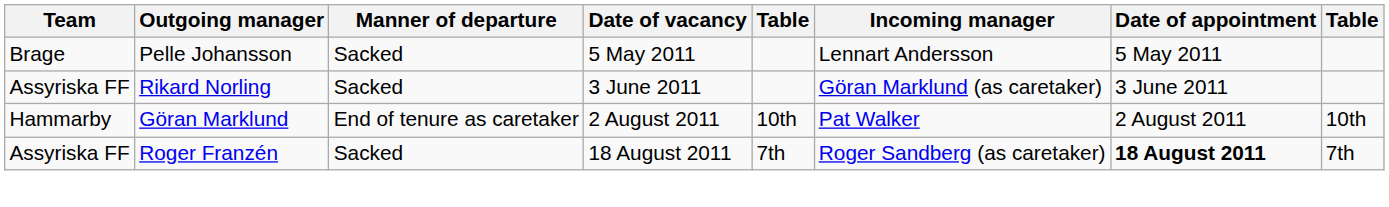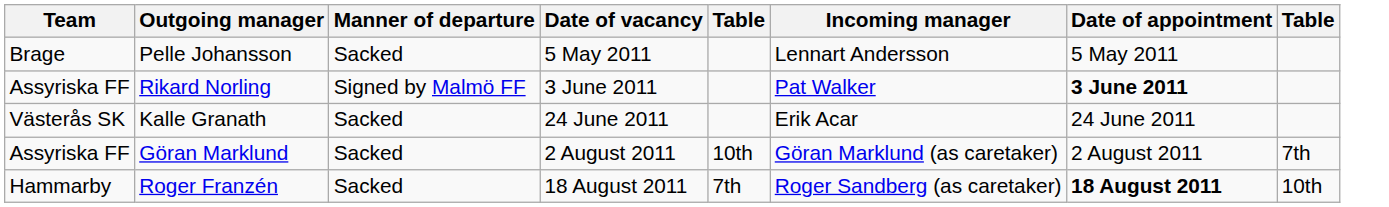(368, 86) Sacked -> (430, 86) Signed by Malmö FF
(960, 86) Göran Marklund (as caretaker) -> (825, 86) Pat Walker
(1172, 86) normal -> (1129, 86) bold
+ row: (203, 119)
(60, 119) Hammarby -> (70, 152) Assyriska FF
(456, 119) End of tenure as caretaker -> (368, 152) Sacked
(869, 119) Pat Walker -> (916, 152) Göran Marklund (as caretaker)
(1346, 119) 10th -> (1296, 152) 7th
(70, 152) Assyriska FF -> (60, 185) Hammarby
(1340, 152) 7th -> (1302, 185) 10th
